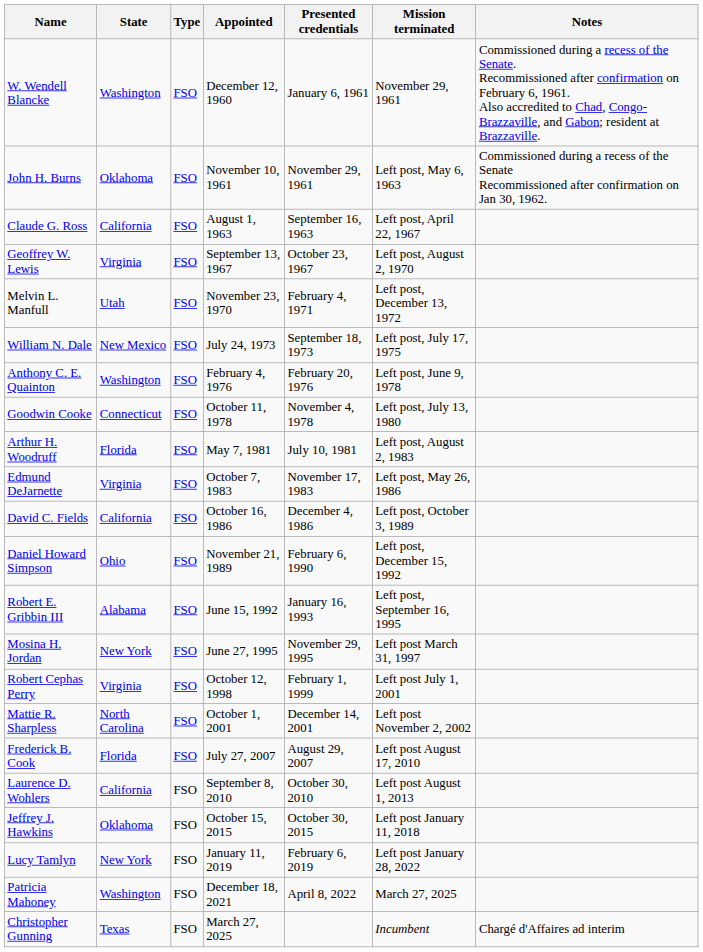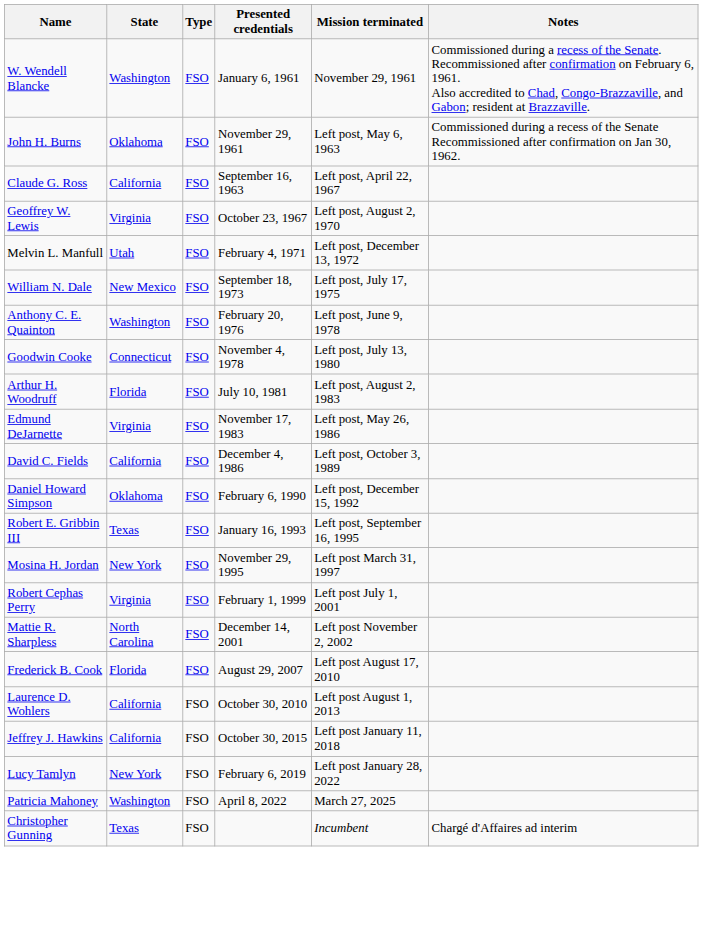- column: (244, 21)
(113, 560) Ohio -> (136, 495) Oklahoma
(123, 609) Alabama -> (124, 530) Texas
(126, 825) Oklahoma -> (135, 738) California
